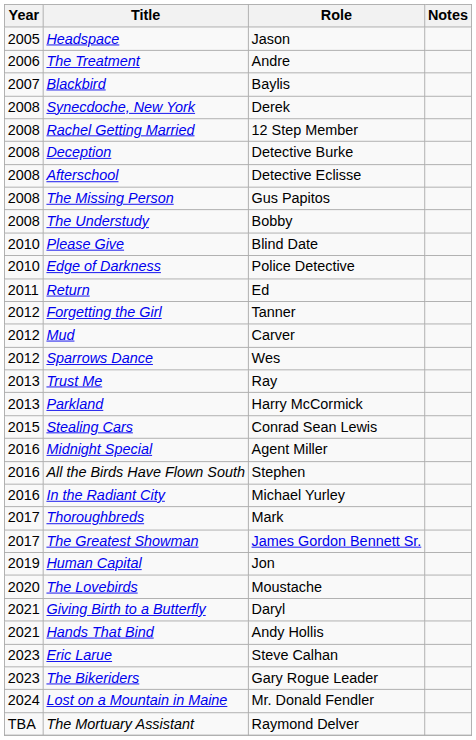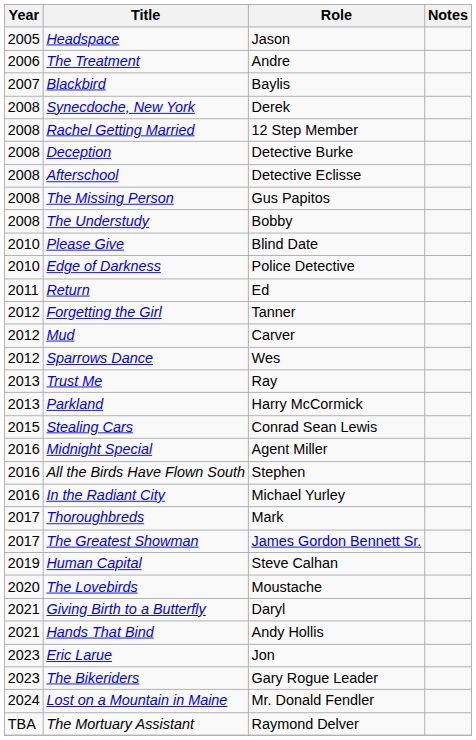(263, 564) Jon -> (295, 564) Steve Calhan
(295, 655) Steve Calhan -> (263, 655) Jon
